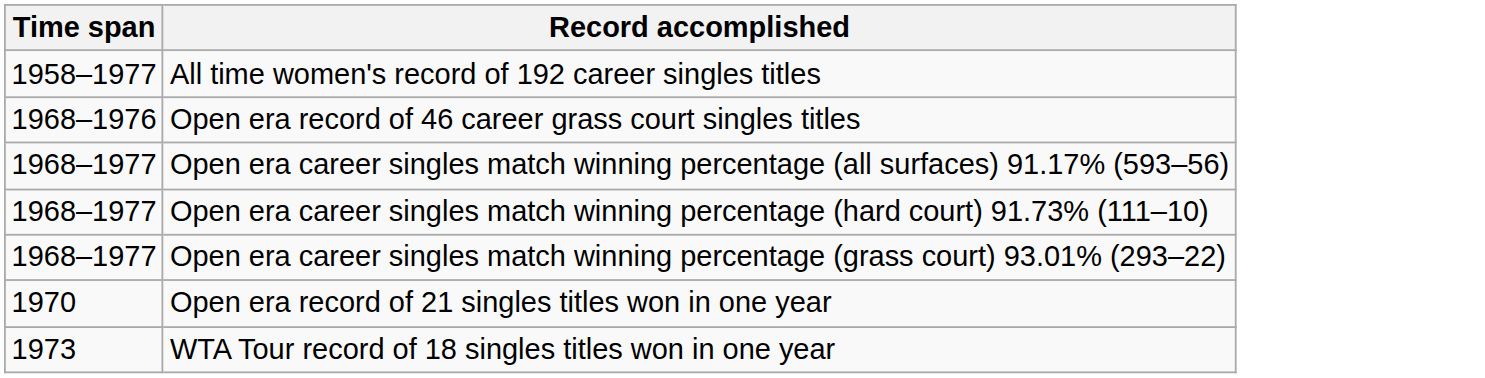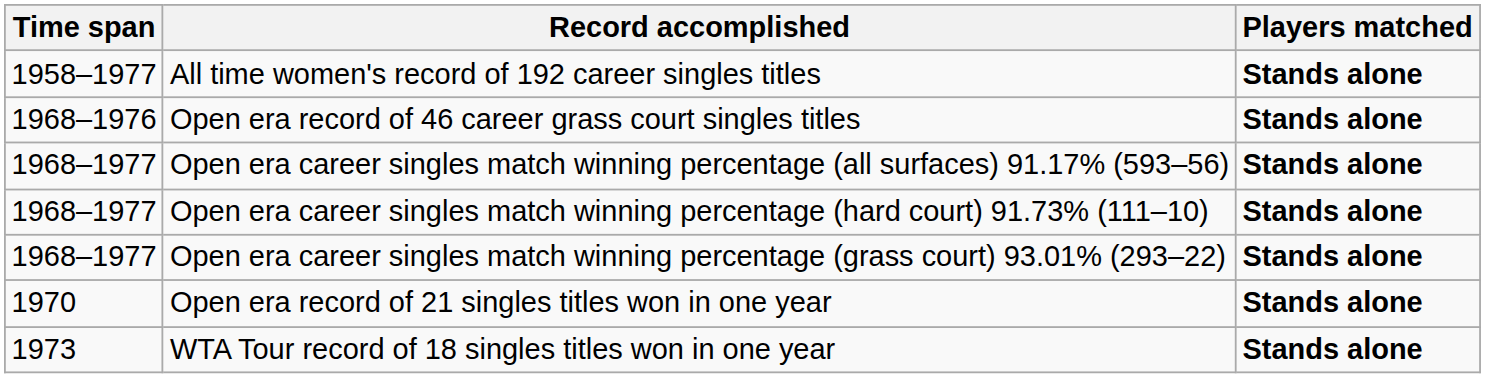+ column: (1358, 27)
